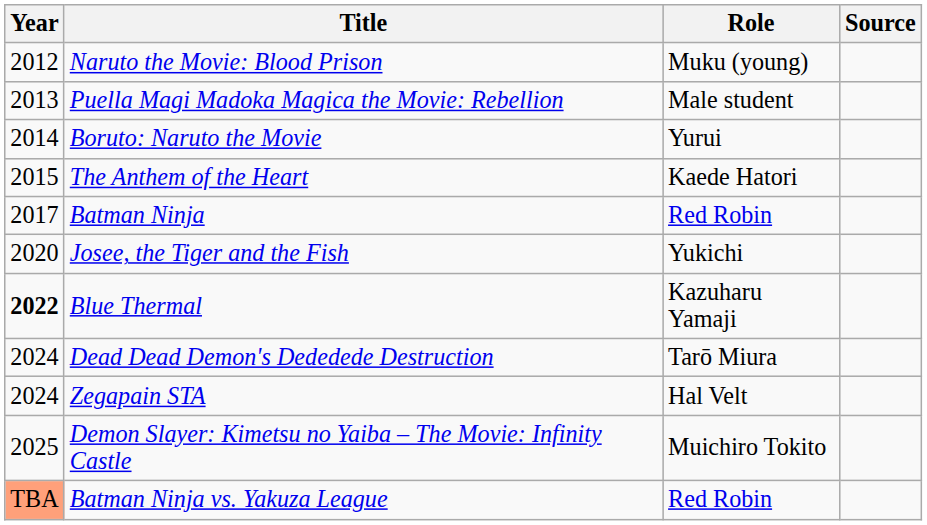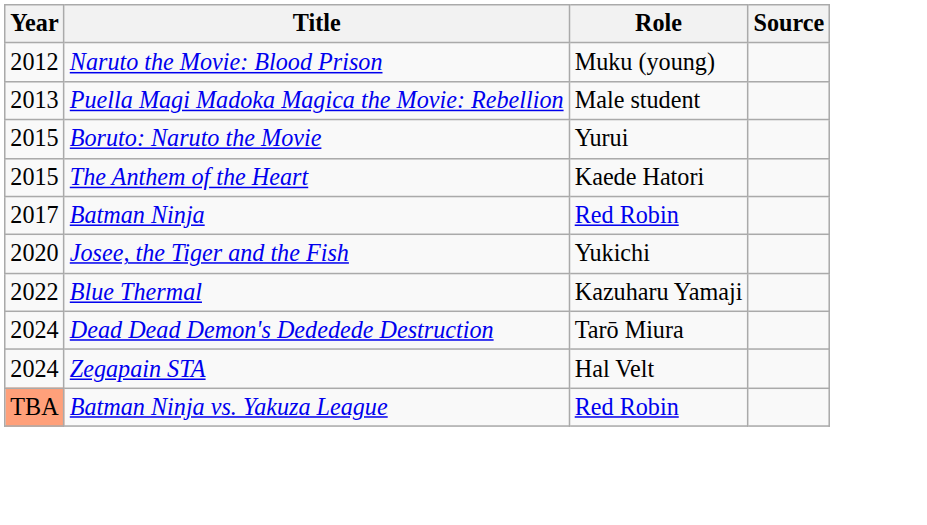(34, 138) 2014 -> (34, 138) 2015
(34, 305) bold -> (34, 291) normal
- row: (336, 447)
